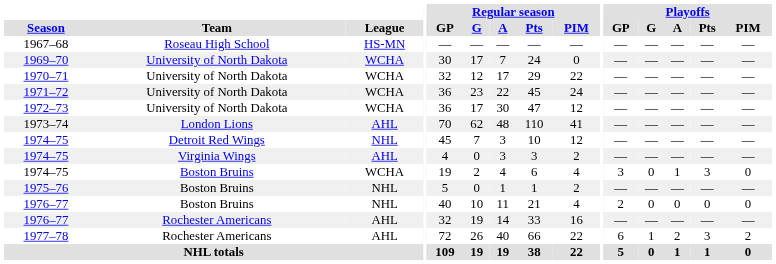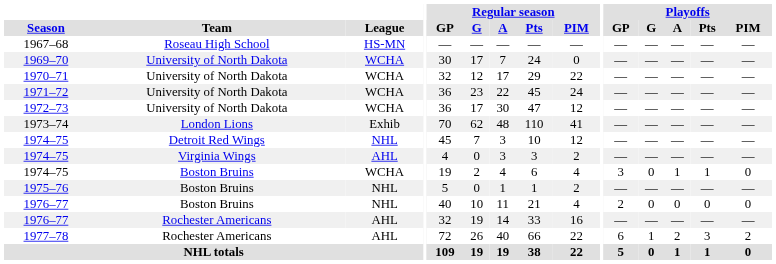(385, 124) AHL -> (385, 124) Exhib
(707, 172) 3 -> (707, 172) 1
